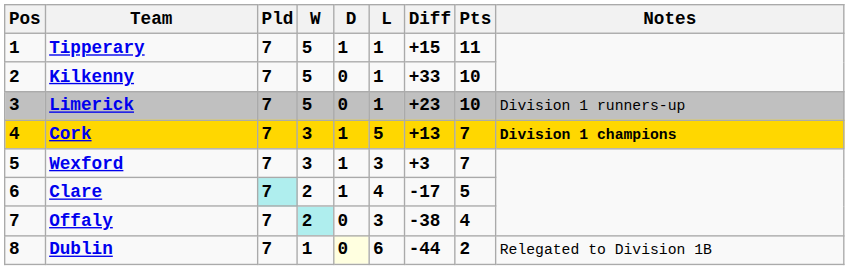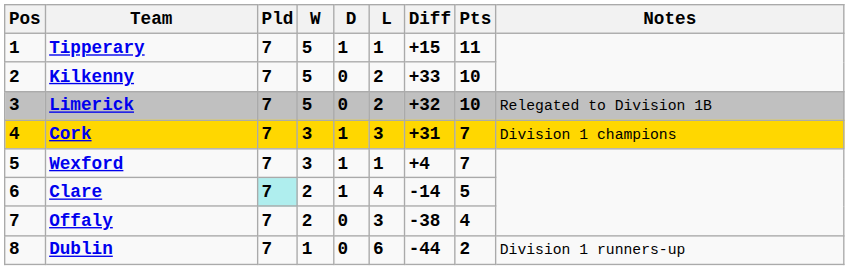(378, 77) 1 -> (378, 77) 2
(378, 106) 1 -> (378, 106) 2
(425, 106) +23 -> (425, 106) +32
(593, 106) Division 1 runners-up -> (606, 106) Relegated to Division 1B
(378, 134) 5 -> (378, 134) 3
(425, 134) +13 -> (425, 134) +31
(588, 134) bold -> (588, 135) normal
(378, 163) 3 -> (378, 163) 1
(419, 163) +3 -> (419, 163) +4
(425, 192) -17 -> (425, 192) -14
(307, 221) paleturquoise background -> (307, 221) no background
(343, 250) lightyellow background -> (343, 250) no background
(606, 250) Relegated to Division 1B -> (593, 250) Division 1 runners-up
